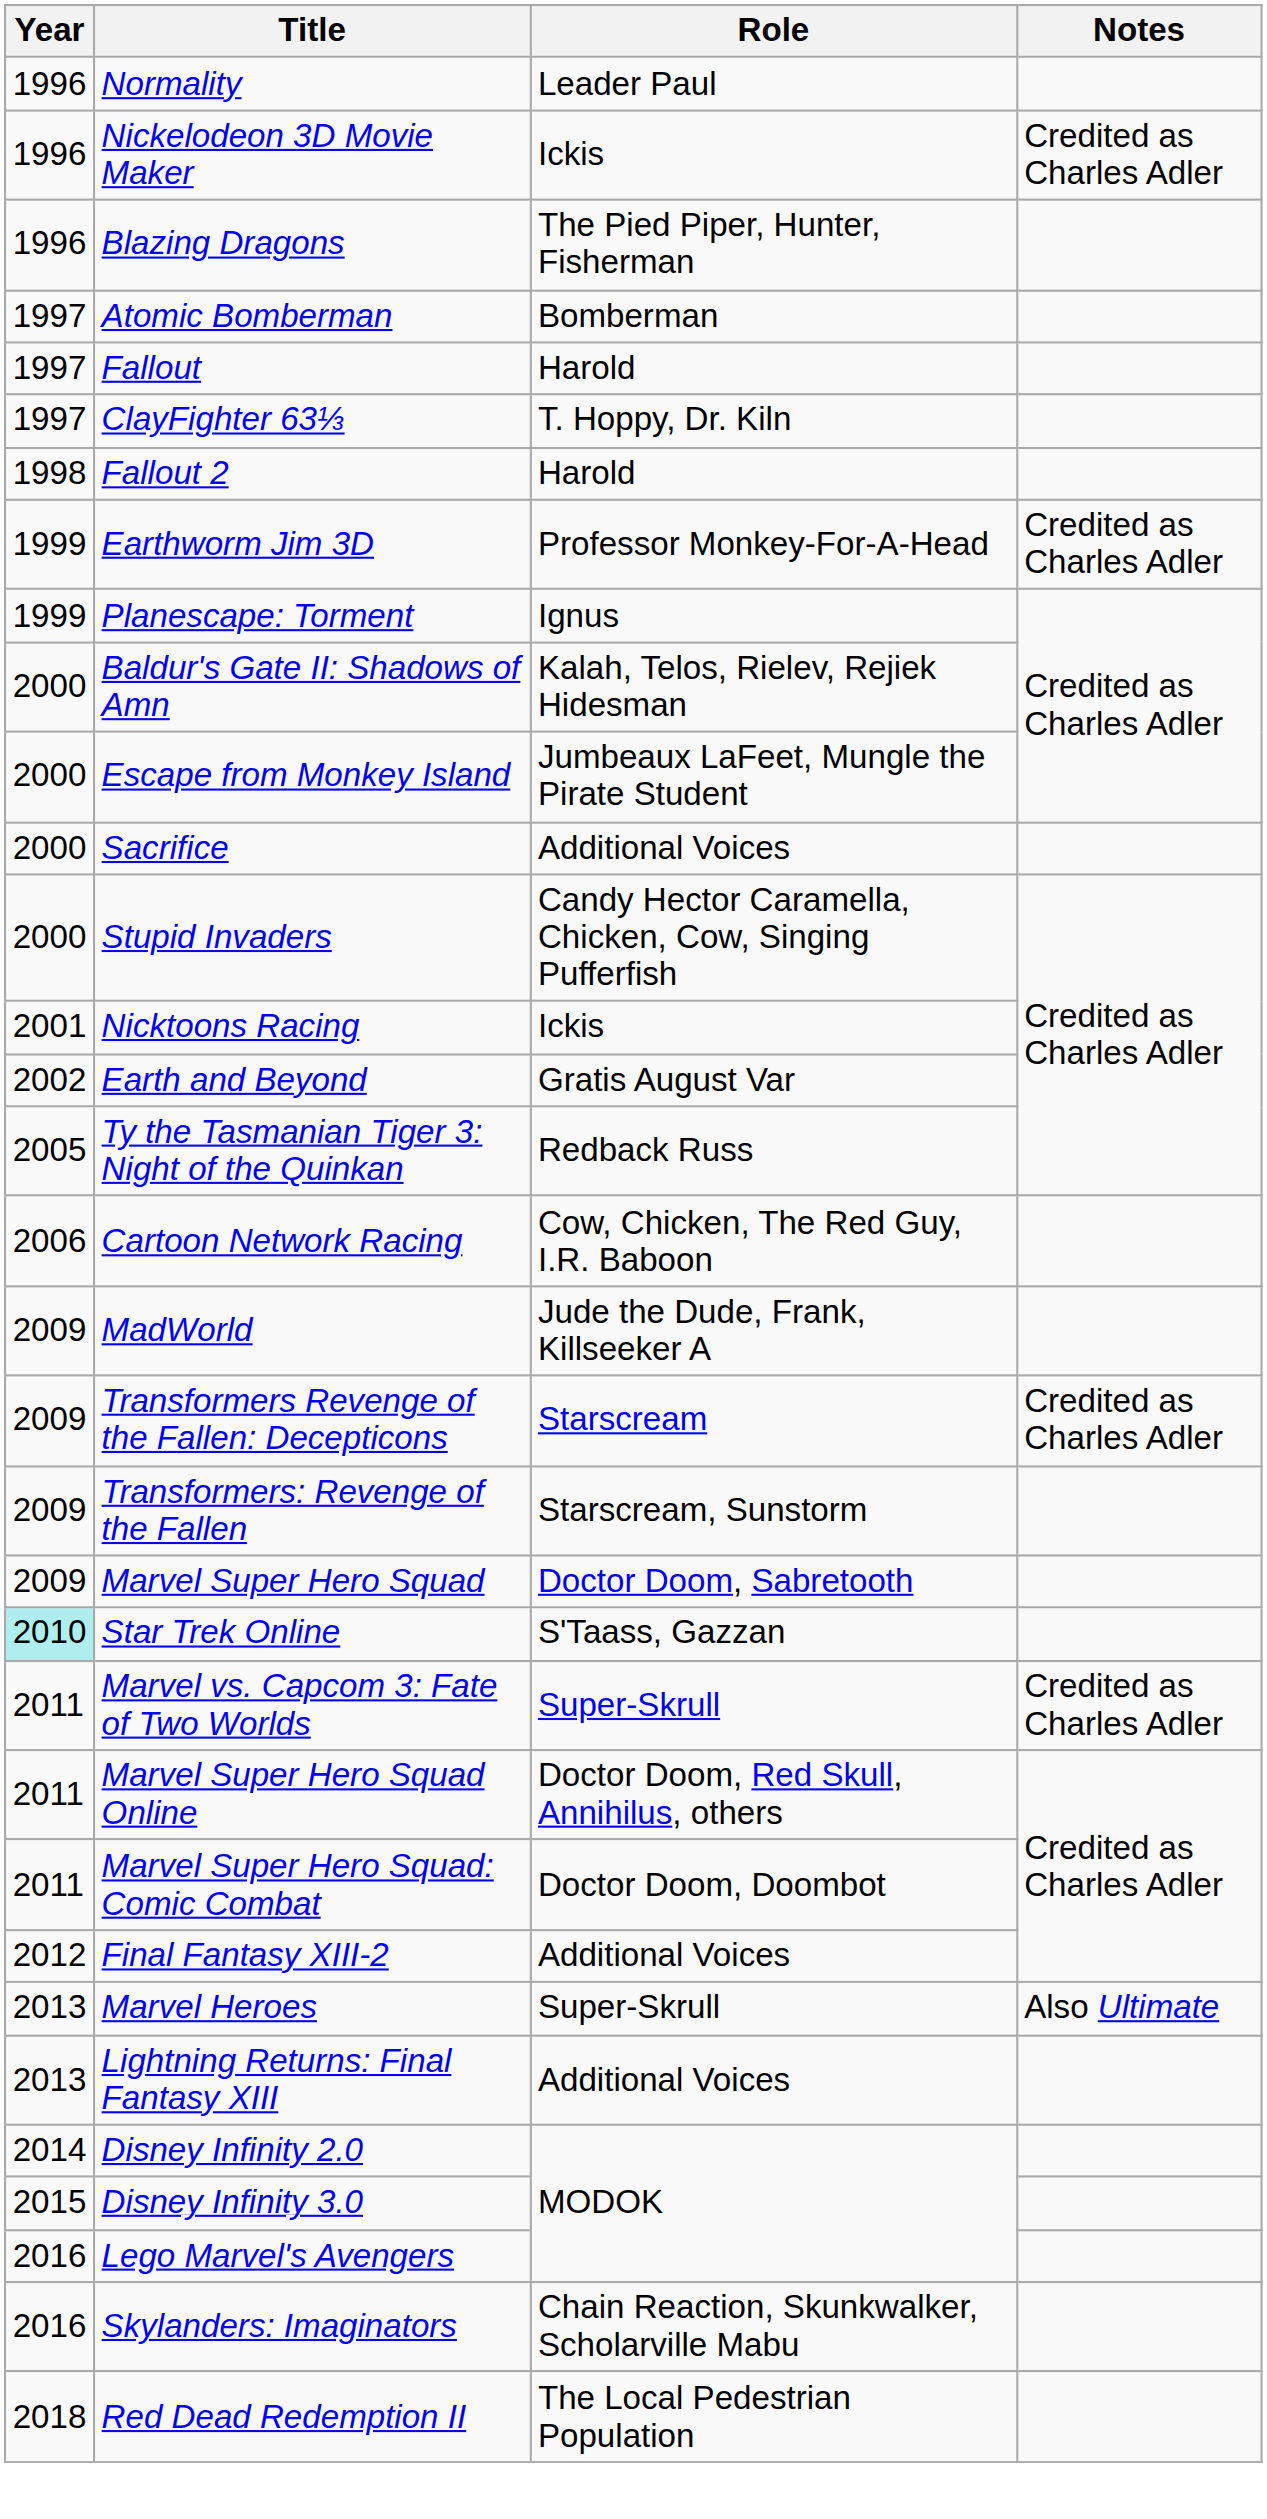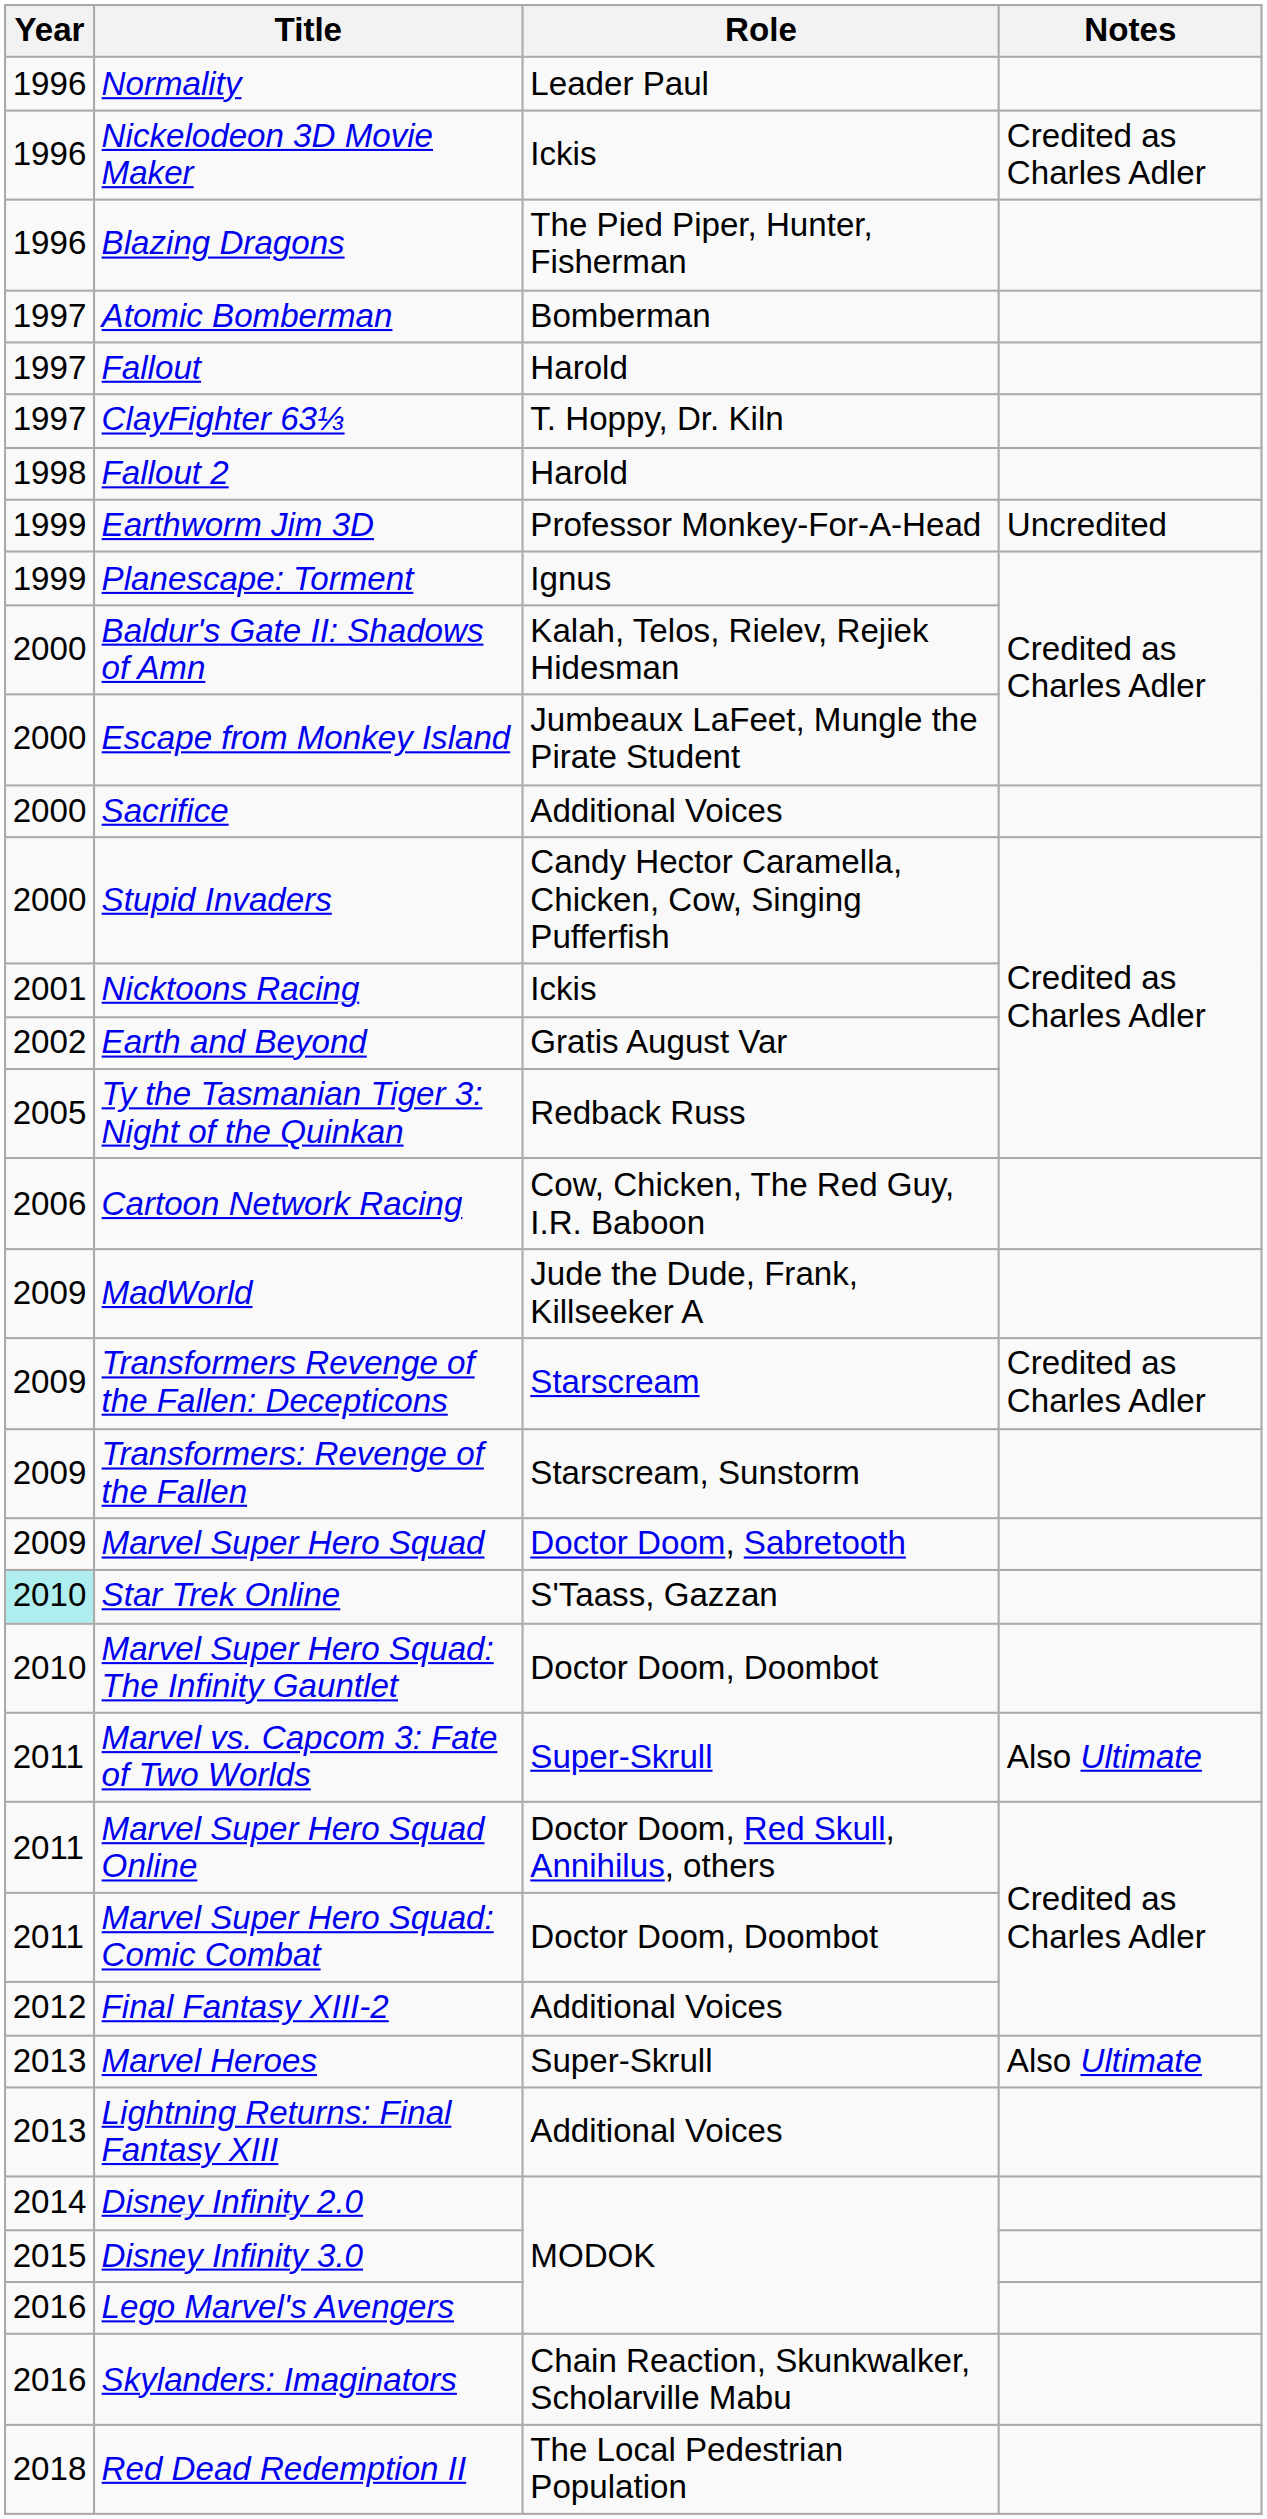(1124, 544) Credited as Charles Adler -> (1087, 525) Uncredited
+ row: (298, 1667)
(1124, 1704) Credited as Charles Adler -> (1104, 1757) Also Ultimate
